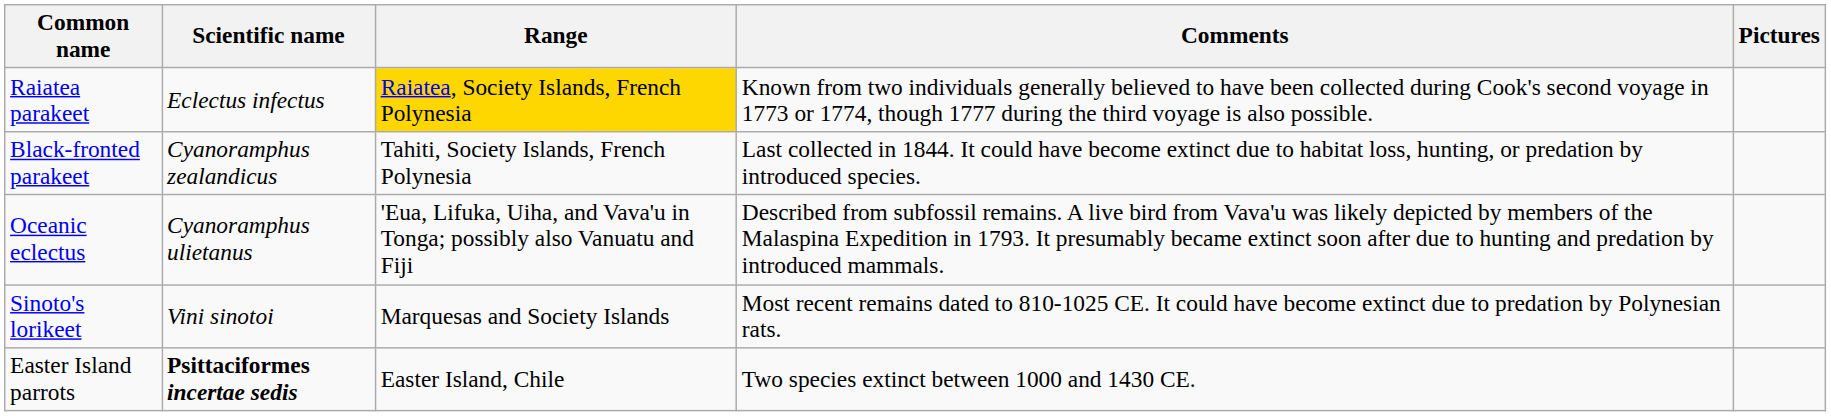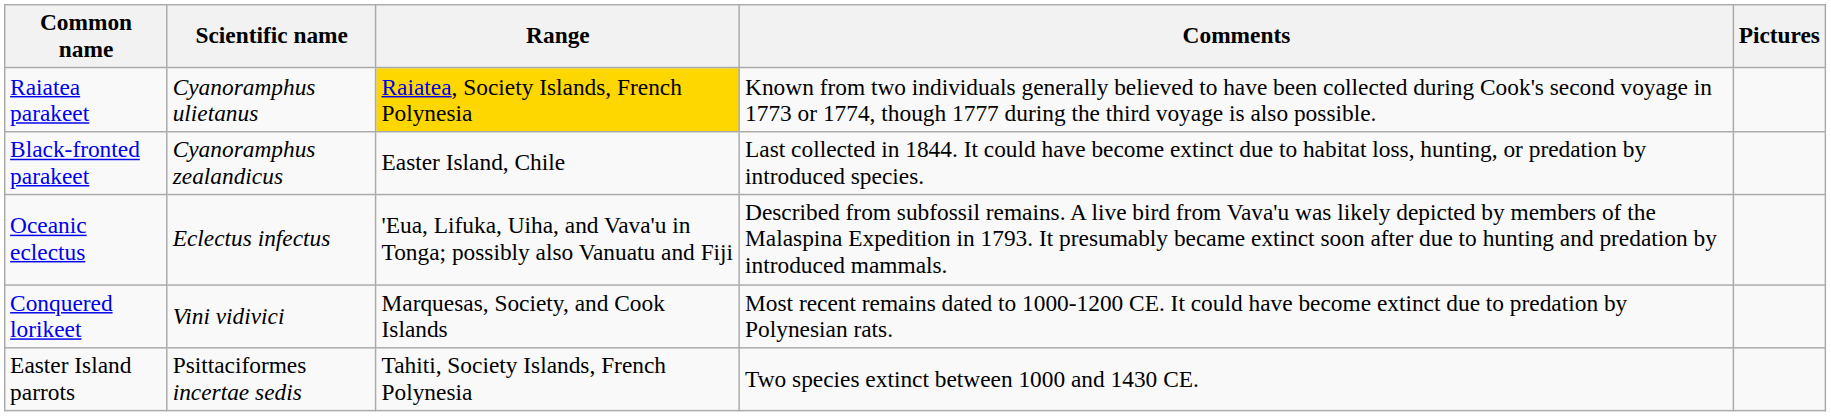(246, 99) Eclectus infectus -> (244, 99) Cyanoramphus ulietanus
(523, 162) Tahiti, Society Islands, French Polynesia -> (473, 162) Easter Island, Chile
(238, 239) Cyanoramphus ulietanus -> (251, 239) Eclectus infectus
- row: (47, 315)
+ row: (61, 315)
(238, 379) bold -> (240, 379) normal
(472, 379) Easter Island, Chile -> (524, 379) Tahiti, Society Islands, French Polynesia
